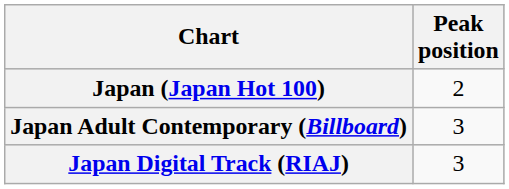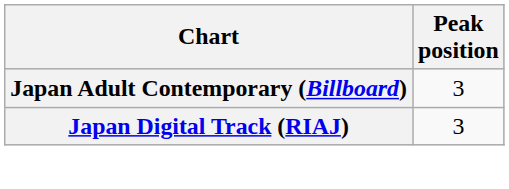- row: (209, 88)
